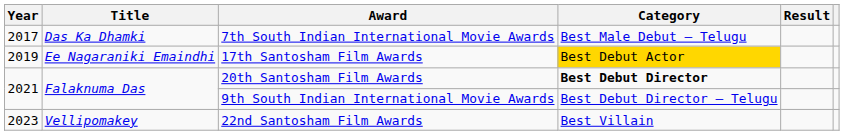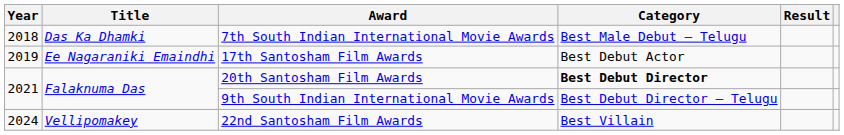(23, 36) 2017 -> (23, 36) 2018
(623, 57) gold background -> (623, 57) no background
(23, 120) 2023 -> (23, 120) 2024
